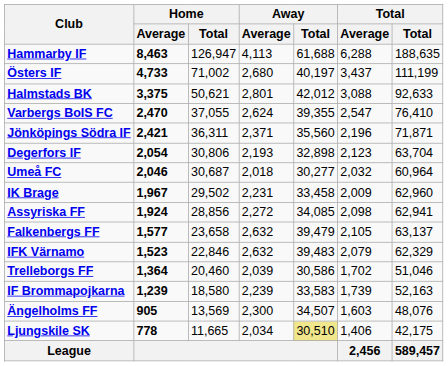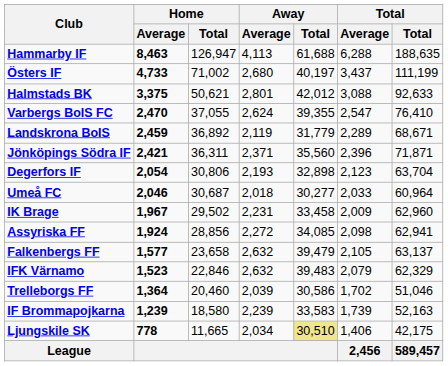+ row: (59, 133)
(356, 133) 2,196 -> (356, 152) 2,396
(356, 172) 2,032 -> (356, 192) 2,033
- row: (52, 311)
